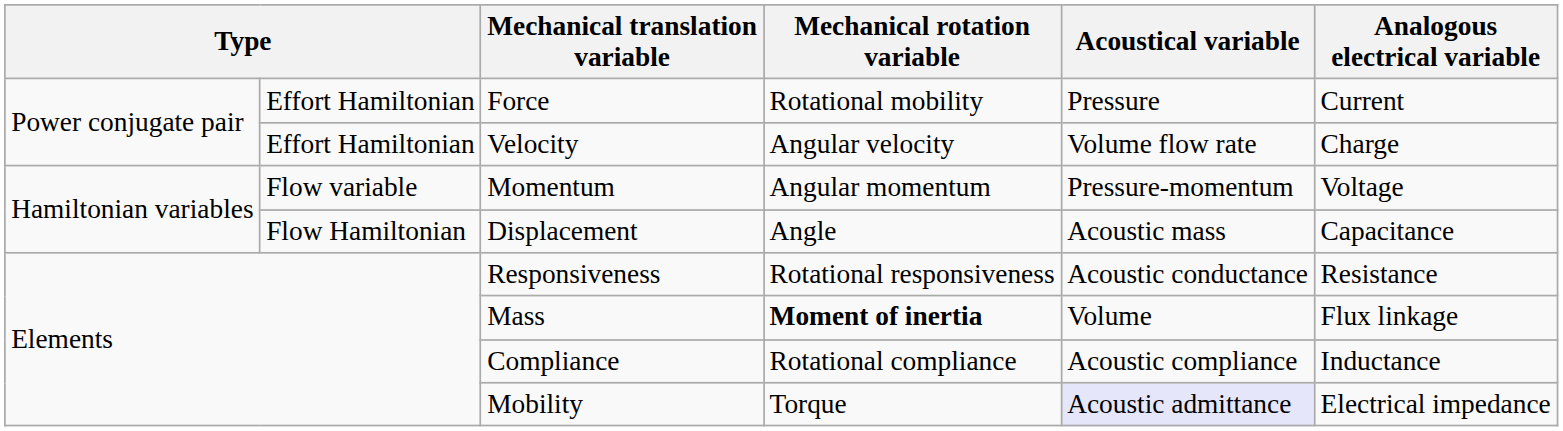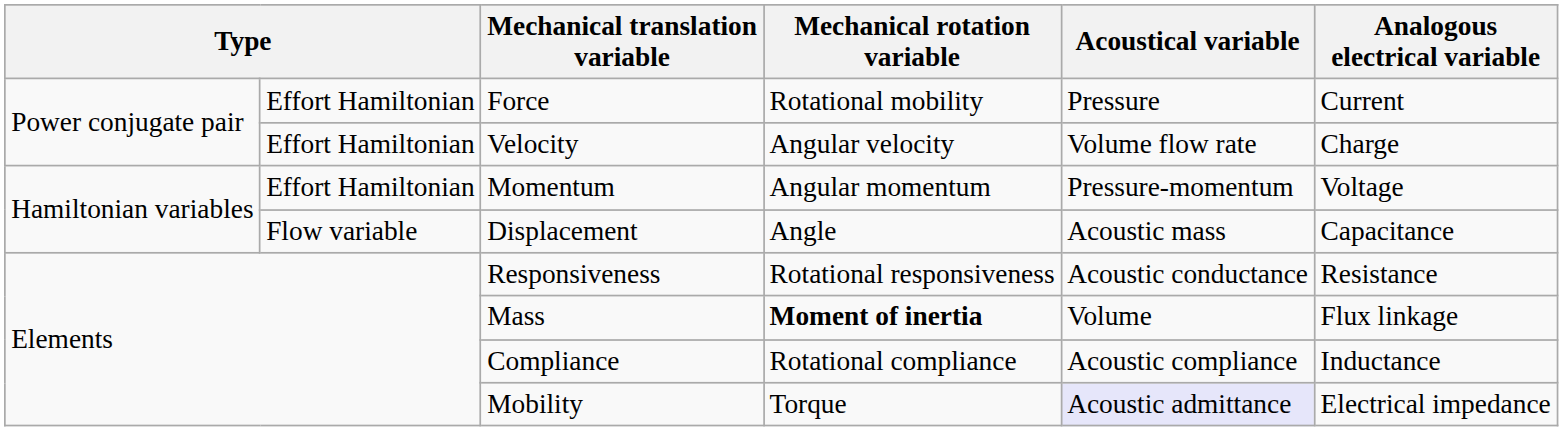(342, 187) Flow variable -> (370, 187) Effort Hamiltonian
(366, 230) Flow Hamiltonian -> (342, 230) Flow variable
